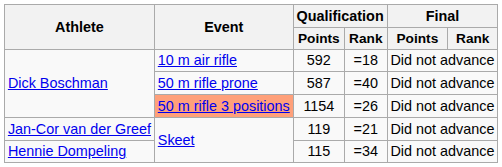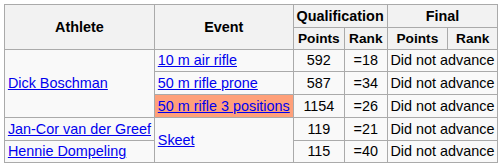(366, 83) =40 -> (366, 83) =34
(366, 151) =34 -> (366, 151) =40
